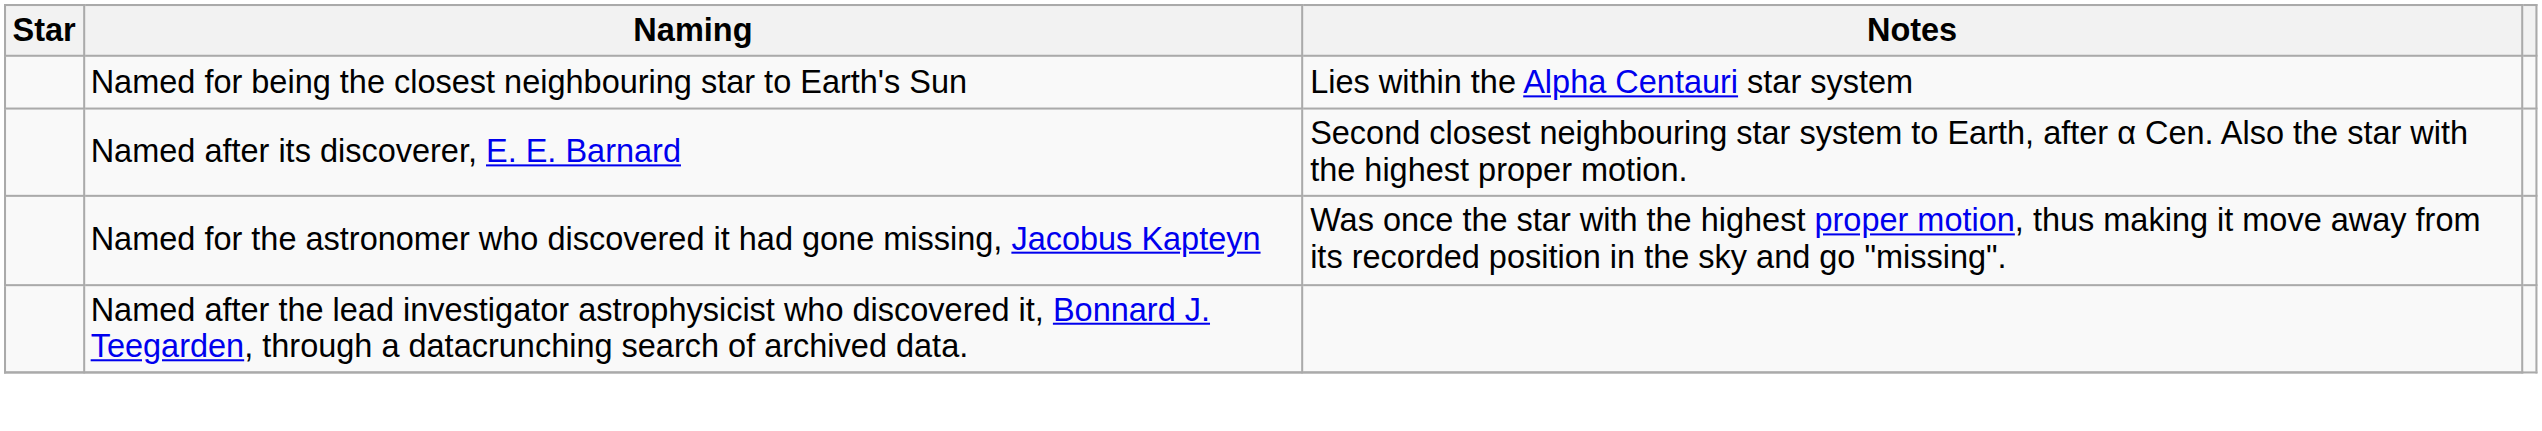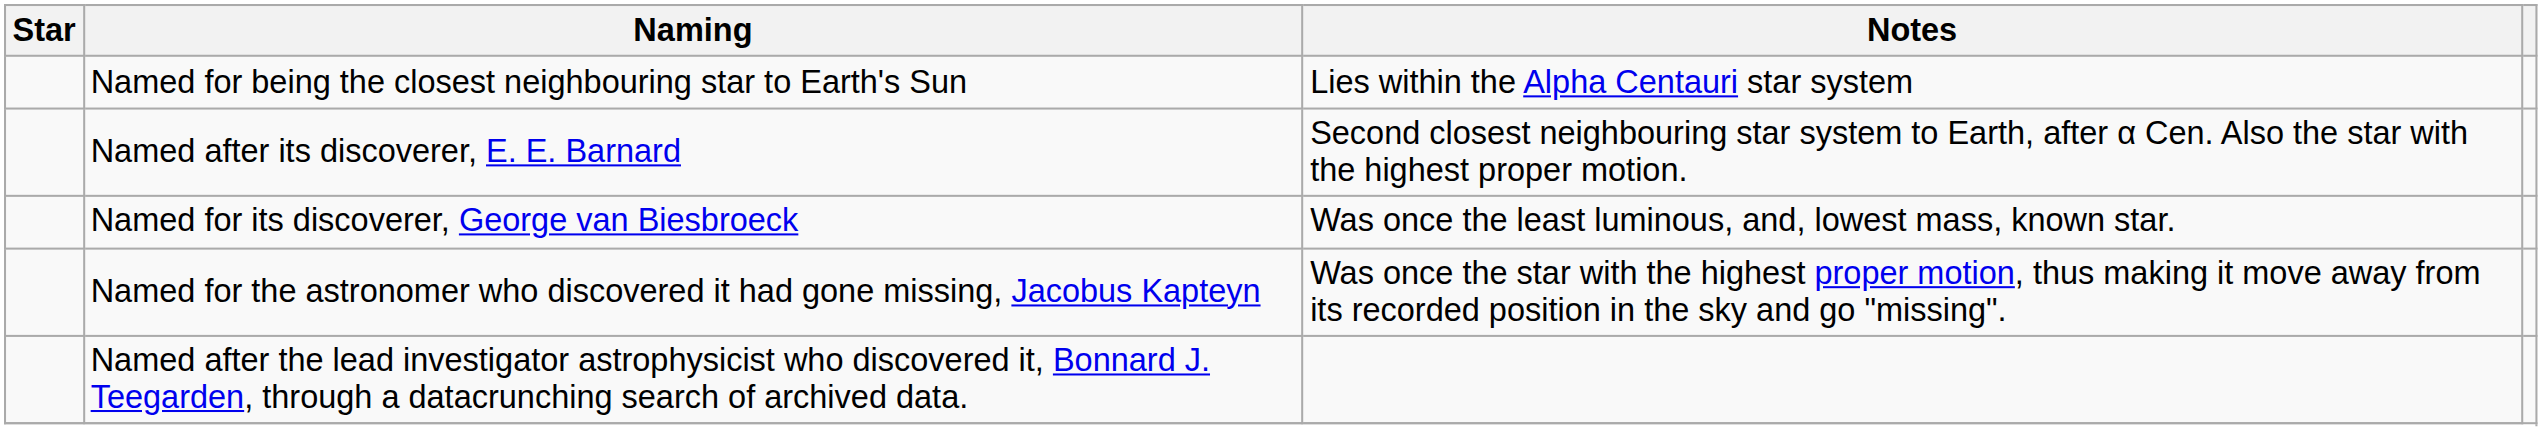+ row: (444, 221)
